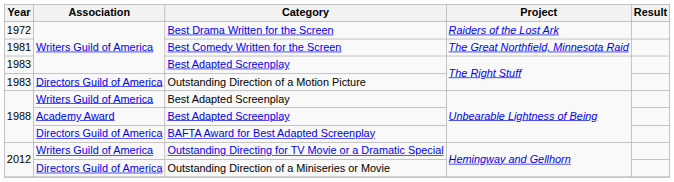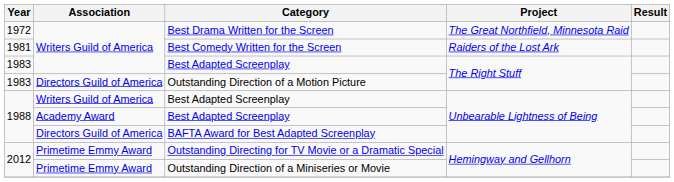(504, 30) Raiders of the Lost Ark -> (539, 30) The Great Northfield, Minnesota Raid
(539, 47) The Great Northfield, Minnesota Raid -> (504, 47) Raiders of the Lost Ark
(95, 151) Writers Guild of America -> (94, 151) Primetime Emmy Award
(99, 168) Directors Guild of America -> (94, 168) Primetime Emmy Award
